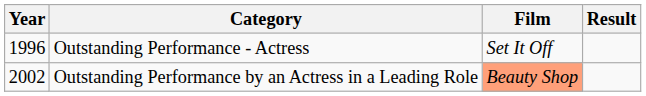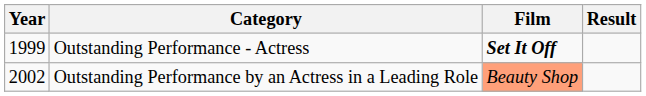(27, 47) 1996 -> (27, 47) 1999
(519, 47) normal -> (521, 47) bold
